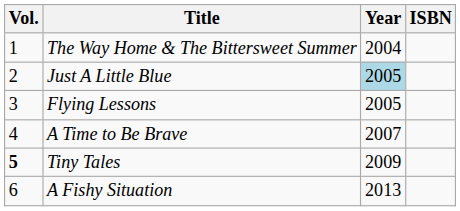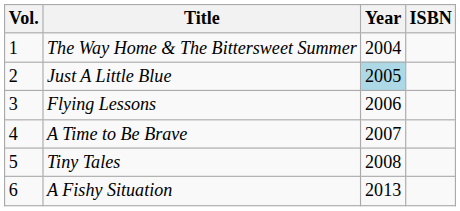(383, 104) 2005 -> (383, 104) 2006
(13, 162) bold -> (13, 162) normal
(383, 162) 2009 -> (383, 162) 2008
